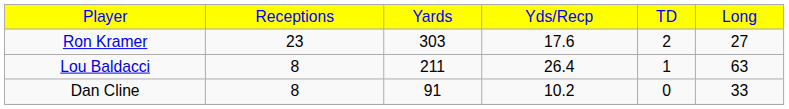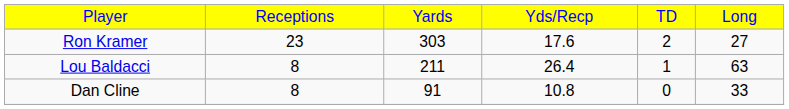(559, 91) 10.2 -> (559, 91) 10.8
